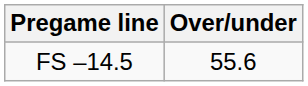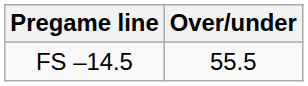(233, 61) 55.6 -> (233, 61) 55.5
